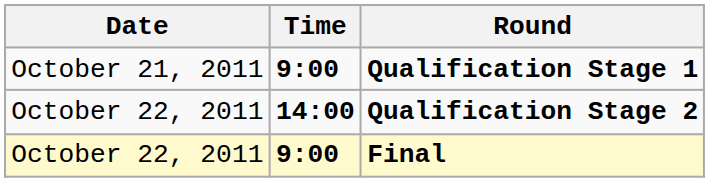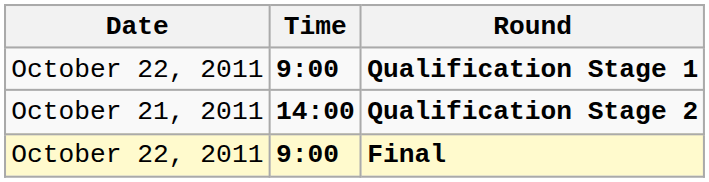(137, 69) October 21, 2011 -> (137, 69) October 22, 2011
(137, 112) October 22, 2011 -> (137, 112) October 21, 2011
